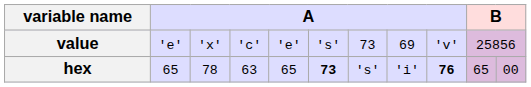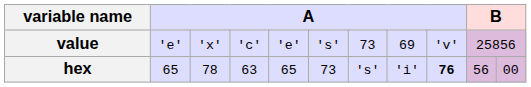(328, 69) bold -> (328, 71) normal
(481, 71) 65 -> (481, 71) 56
